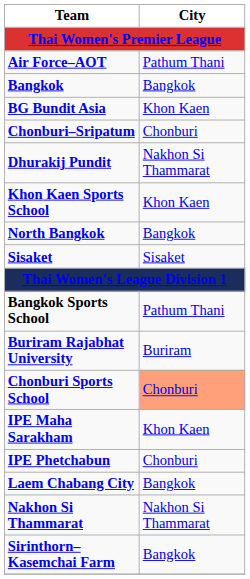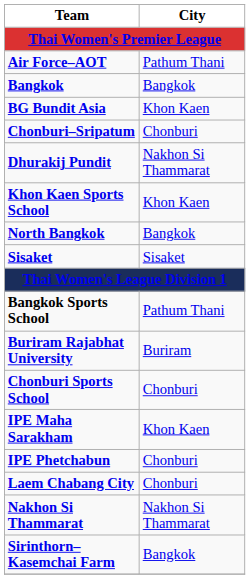(170, 389) lightsalmon background -> (170, 389) no background
(169, 483) Bangkok -> (170, 483) Chonburi
